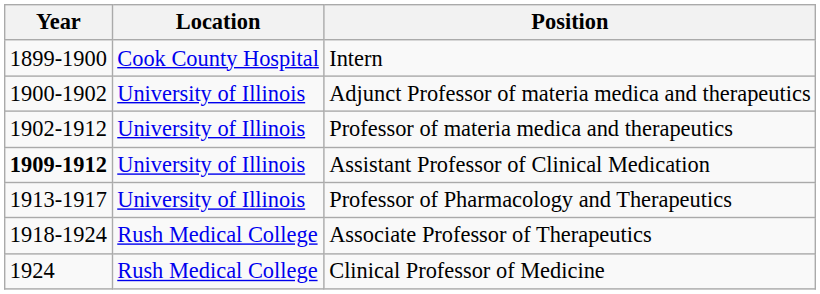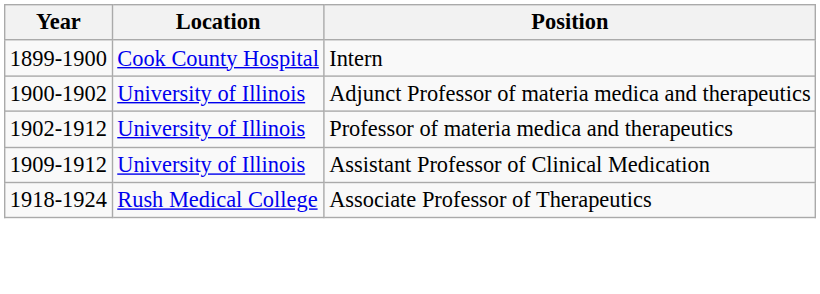(58, 164) bold -> (58, 164) normal
- row: (531, 199)
- row: (467, 270)
